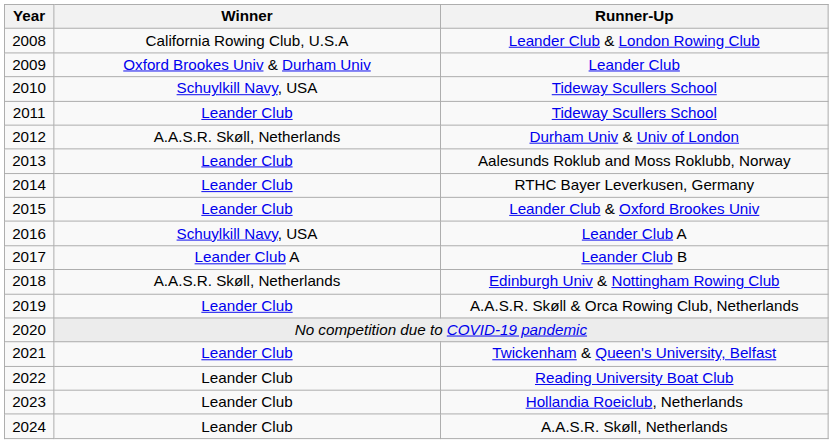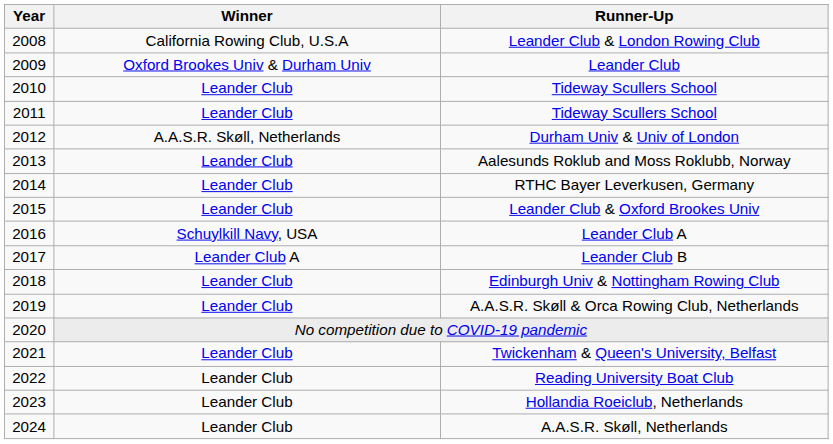(247, 88) Schuylkill Navy, USA -> (247, 88) Leander Club
(247, 281) A.A.S.R. Skøll, Netherlands -> (247, 281) Leander Club
